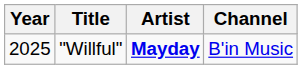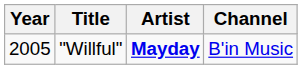(30, 49) 2025 -> (30, 49) 2005
